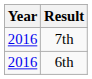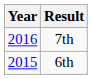(23, 62) 2016 -> (23, 62) 2015
